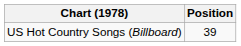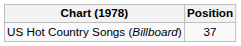(210, 32) 39 -> (210, 32) 37
